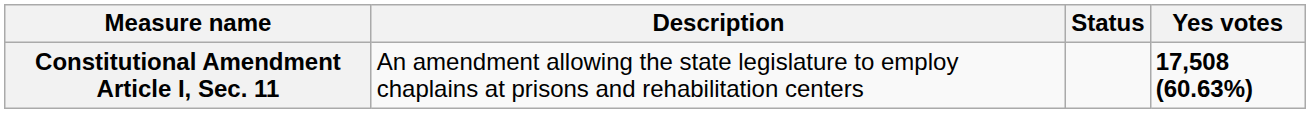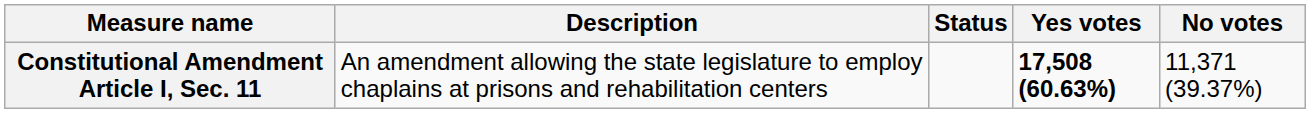+ column: (1232, 23)
